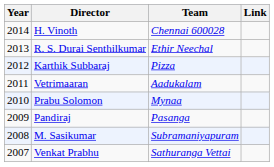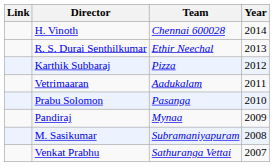columns swapped: (18, 13) <-> (255, 13)
(166, 100) Mynaa -> (171, 100) Pasanga
(170, 118) Pasanga -> (167, 118) Mynaa
